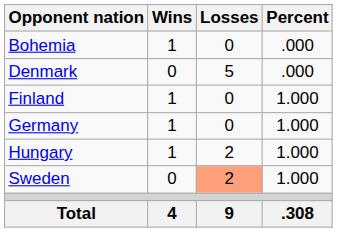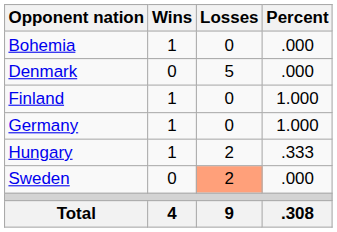(297, 152) 1.000 -> (297, 152) .333
(297, 179) 1.000 -> (297, 179) .000
